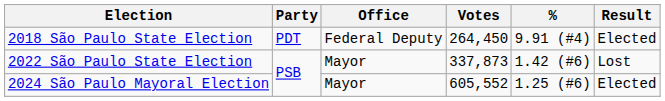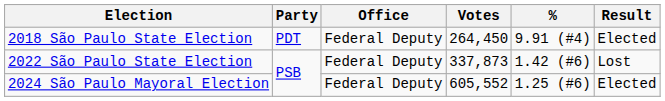(346, 62) Mayor -> (384, 62) Federal Deputy
(346, 85) Mayor -> (384, 85) Federal Deputy
